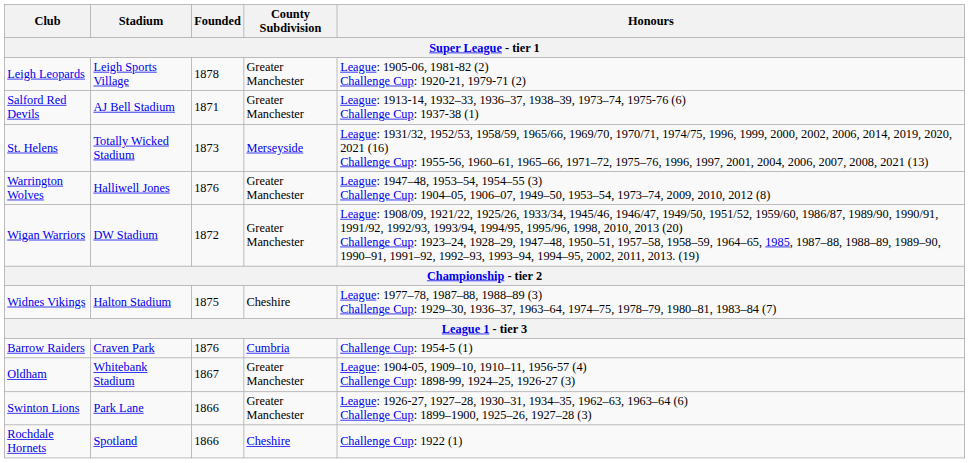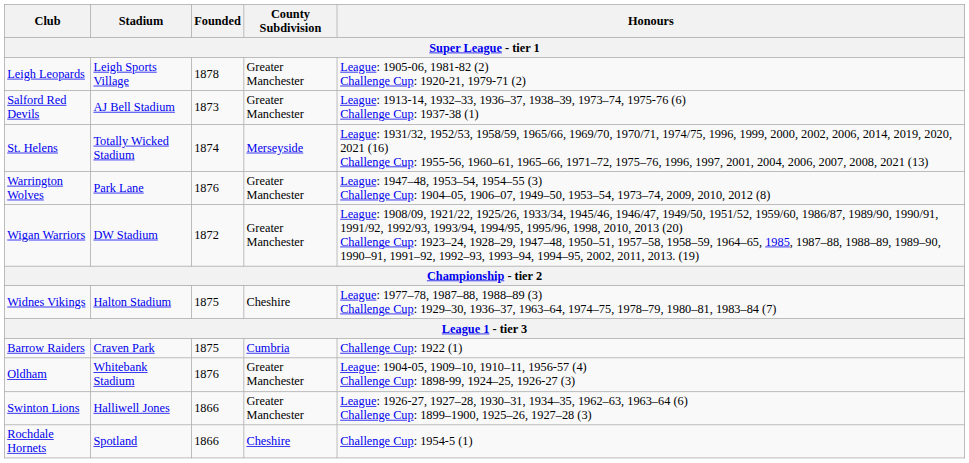(207, 107) 1871 -> (207, 107) 1873
(207, 147) 1873 -> (207, 147) 1874
(132, 188) Halliwell Jones -> (119, 188) Park Lane
(207, 348) 1876 -> (207, 348) 1875
(406, 348) Challenge Cup: 1954-5 (1) -> (401, 348) Challenge Cup: 1922 (1)
(207, 374) 1867 -> (207, 374) 1876
(119, 408) Park Lane -> (132, 408) Halliwell Jones
(401, 441) Challenge Cup: 1922 (1) -> (406, 441) Challenge Cup: 1954-5 (1)
